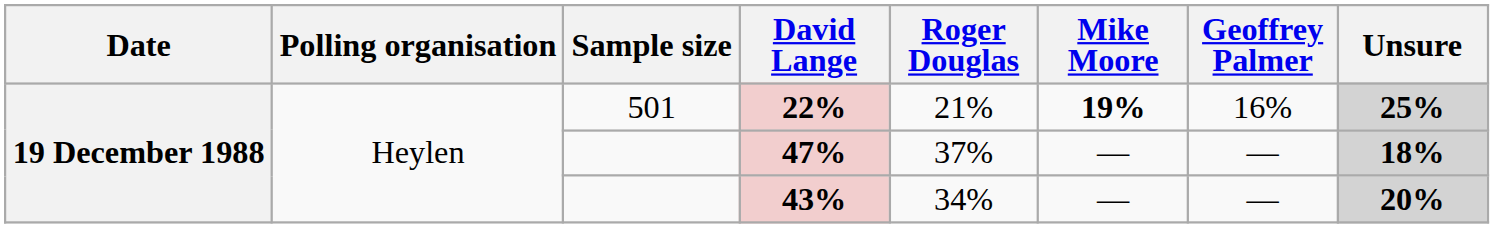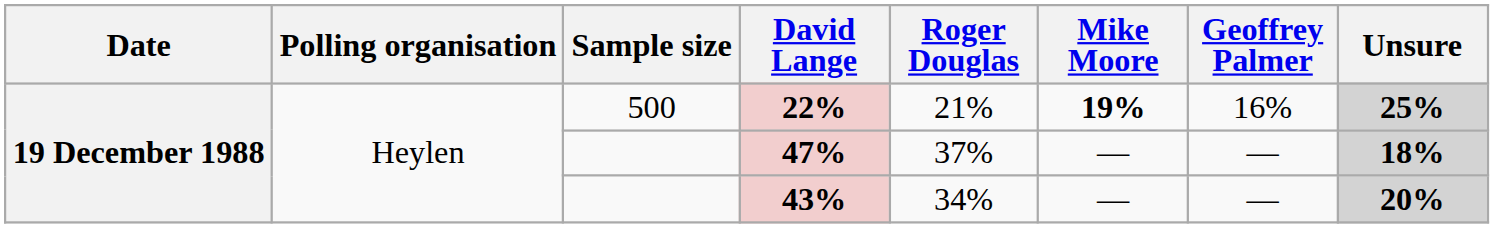(652, 107) 501 -> (652, 107) 500
